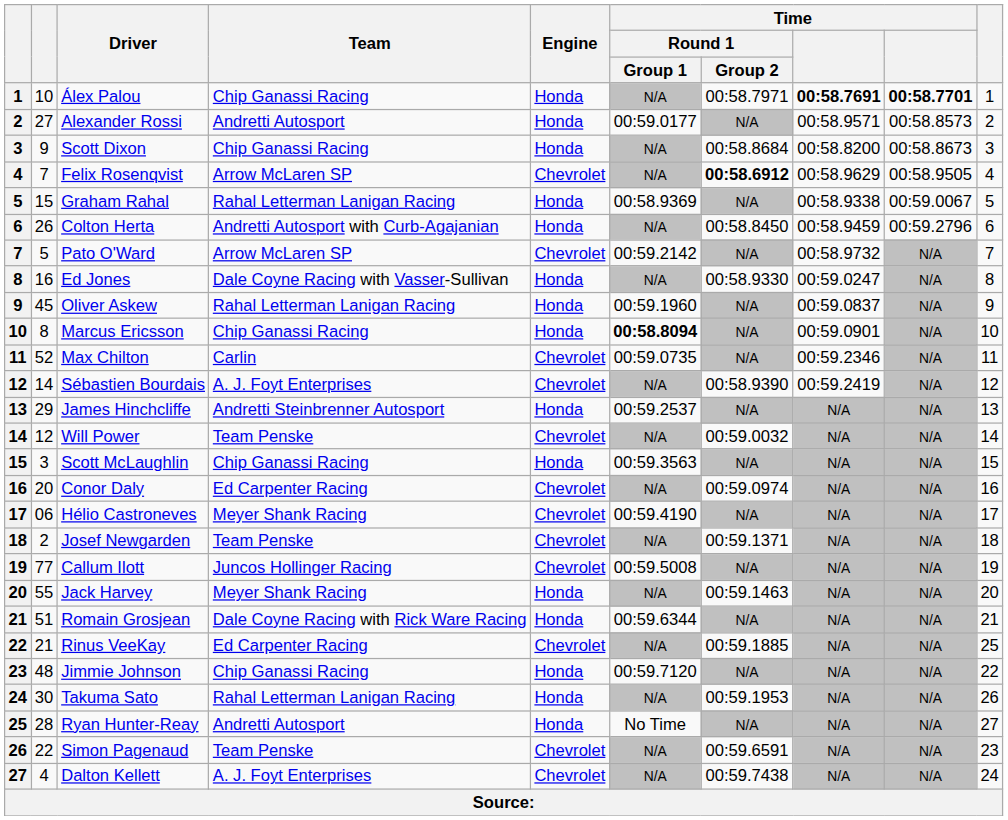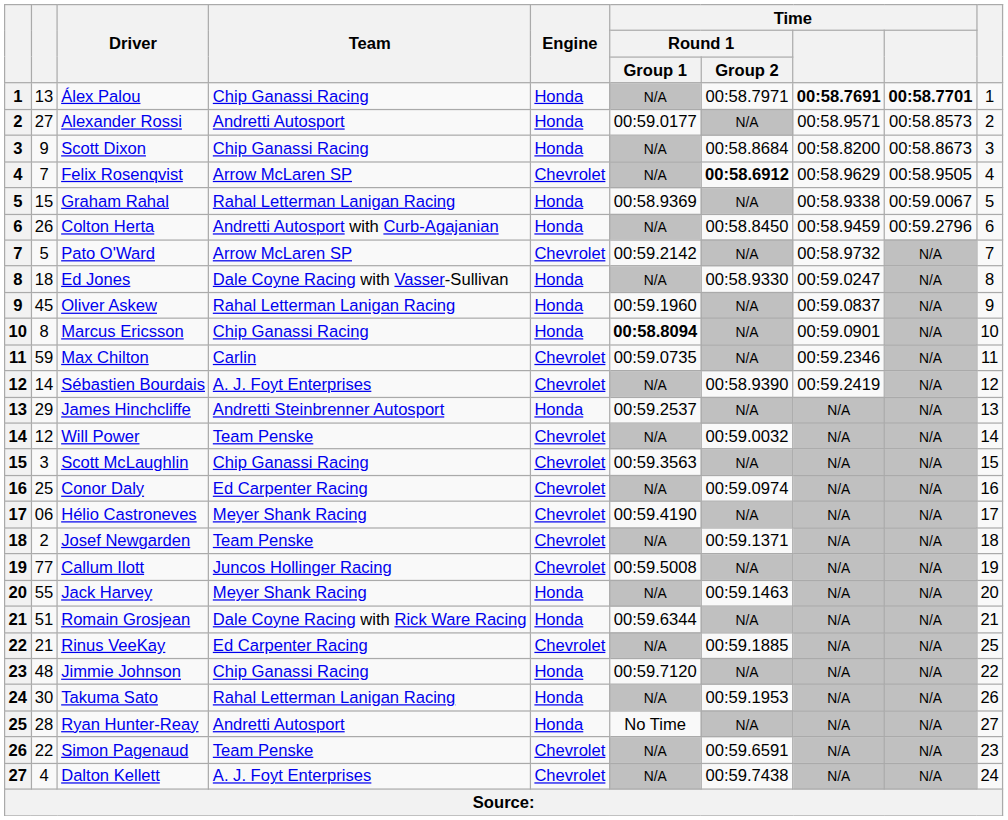(44, 96) 10 -> (44, 96) 13
(44, 279) 16 -> (44, 279) 18
(44, 357) 52 -> (44, 357) 59
(559, 462) Honda -> (570, 462) Chevrolet
(44, 488) 20 -> (44, 488) 25
